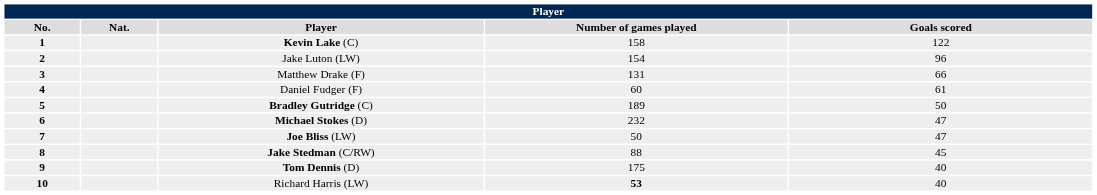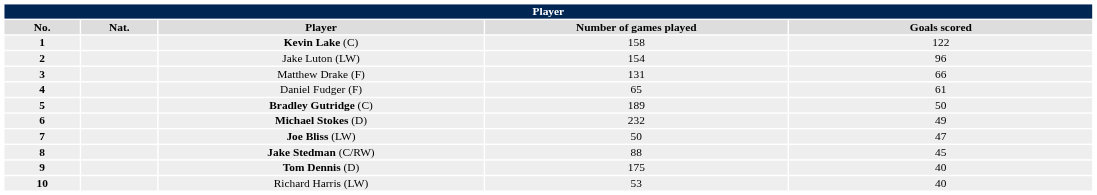(636, 89) 60 -> (636, 89) 65
(941, 121) 47 -> (941, 121) 49
(636, 183) bold -> (636, 183) normal
